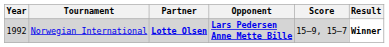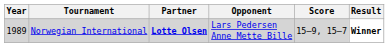(17, 30) 1992 -> (17, 30) 1989
(252, 30) bold -> (252, 30) normal
